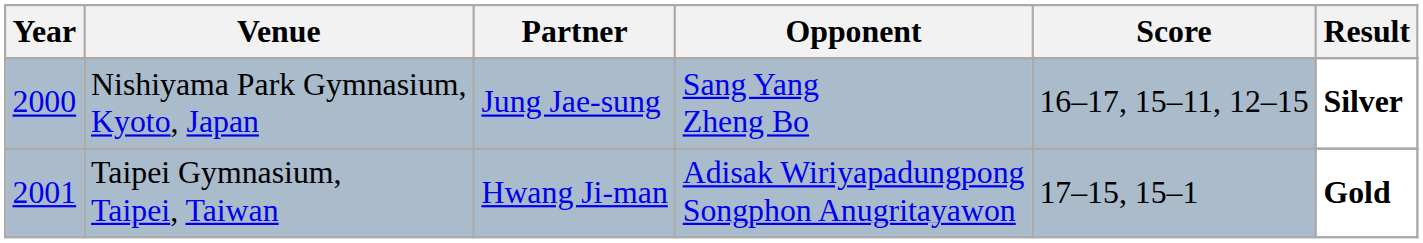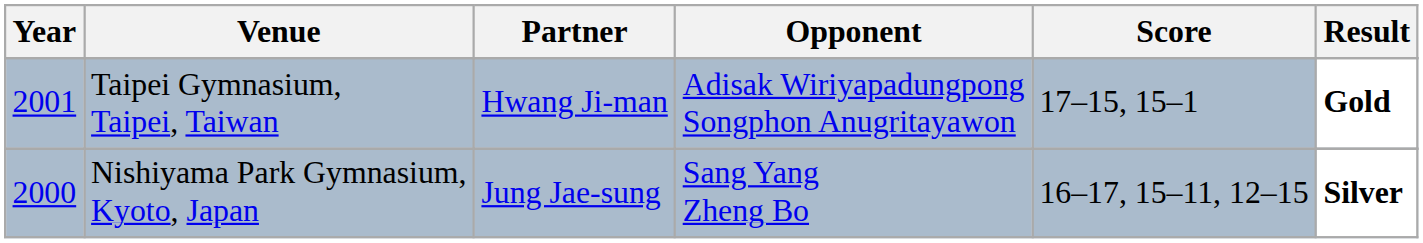rows swapped: (279, 102) <-> (216, 192)
